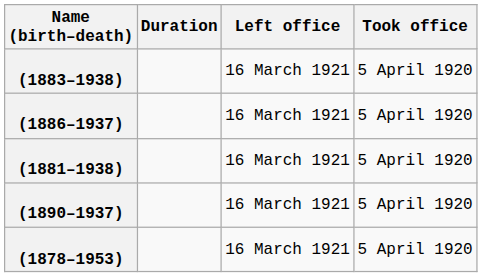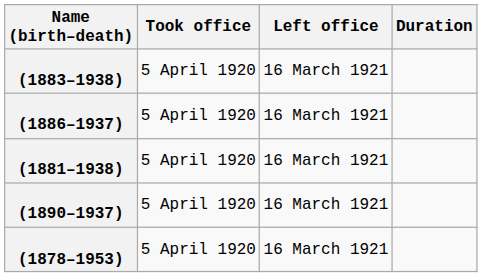columns swapped: (415, 27) <-> (179, 27)
